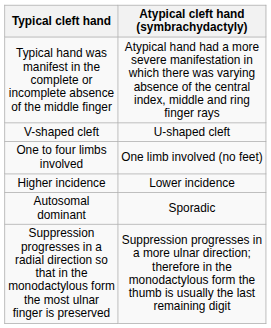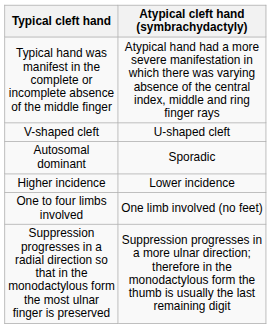rows swapped: (61, 157) <-> (61, 208)
